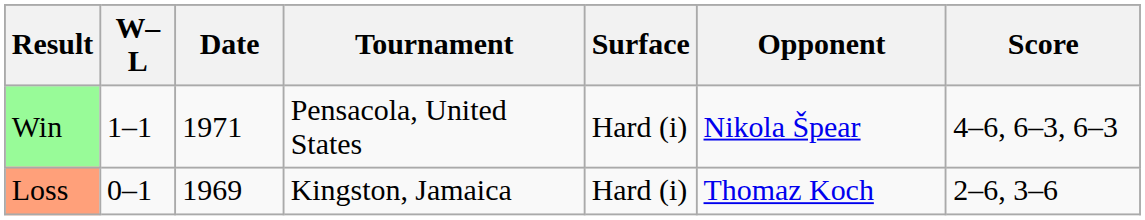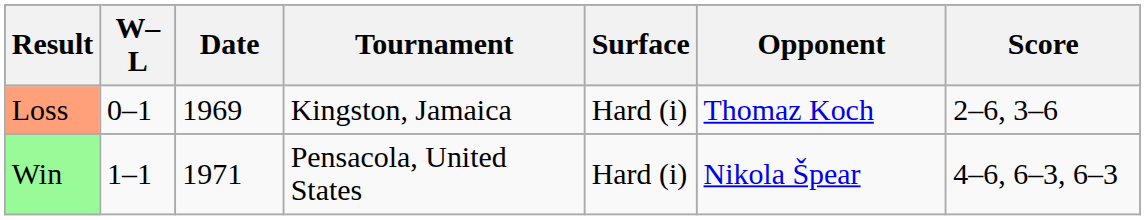rows swapped: (40, 190) <-> (37, 126)
